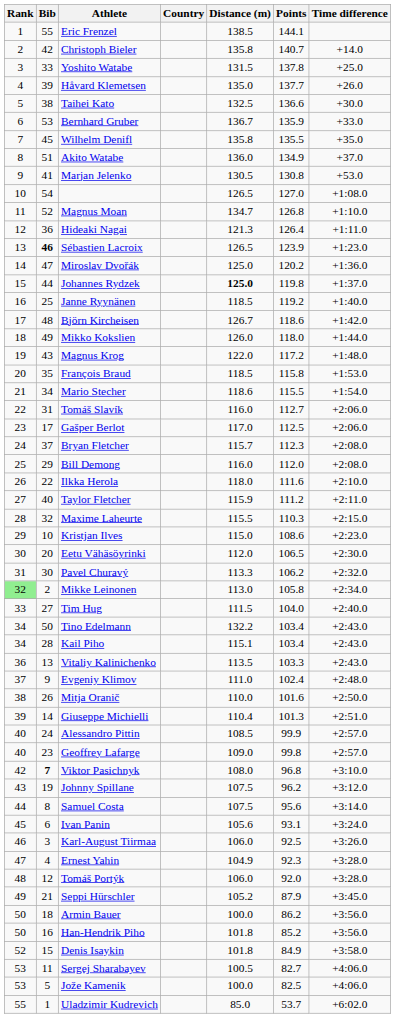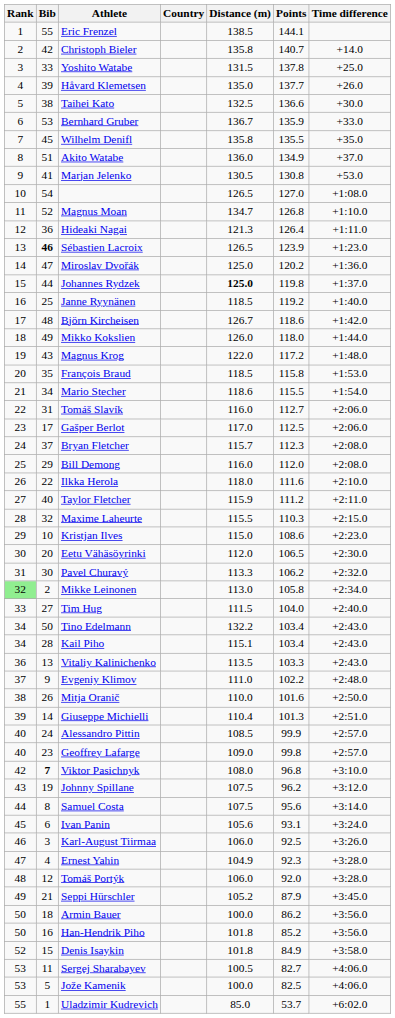(291, 680) 102.4 -> (291, 680) 102.2
